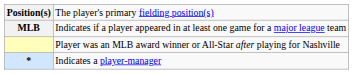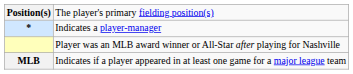rows swapped: (29, 28) <-> (29, 60)
